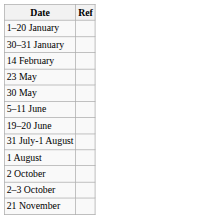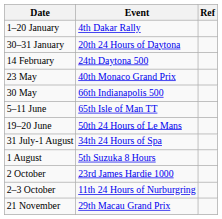+ column: (137, 12)
